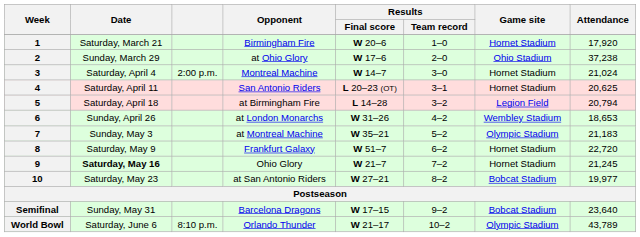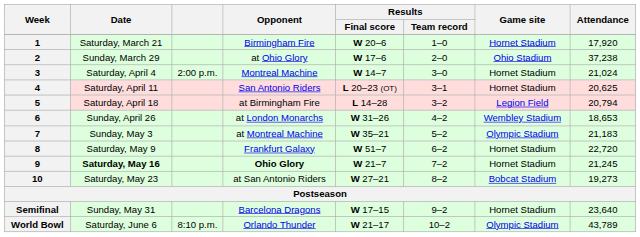(279, 164) normal -> (279, 164) bold
(603, 179) 19,977 -> (603, 179) 19,273
(522, 209) Bobcat Stadium -> (522, 209) Hornet Stadium
